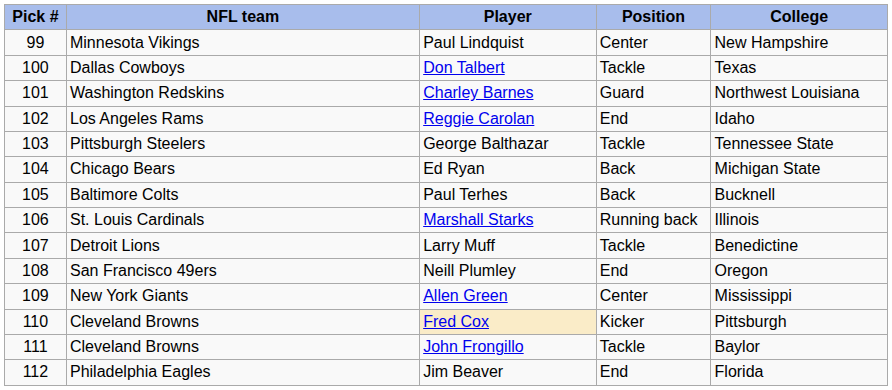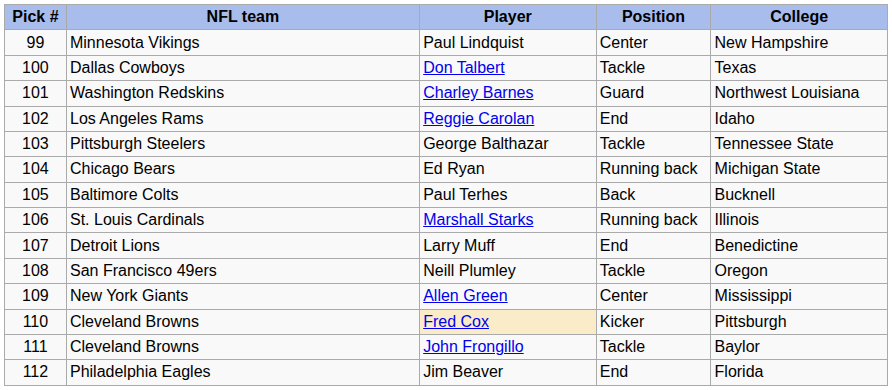(618, 169) Back -> (649, 169) Running back
(622, 245) Tackle -> (614, 245) End
(614, 270) End -> (622, 270) Tackle
